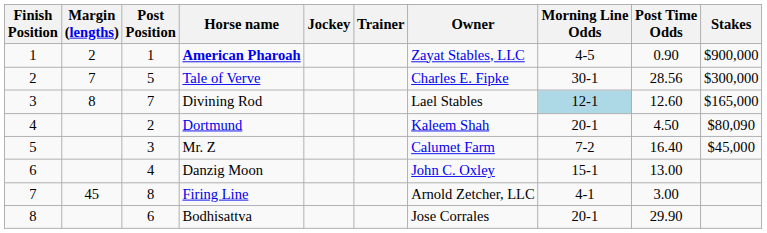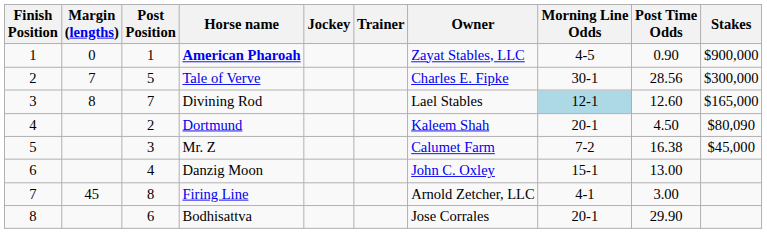(92, 55) 2 -> (92, 55) 0
(666, 147) 16.40 -> (666, 147) 16.38
